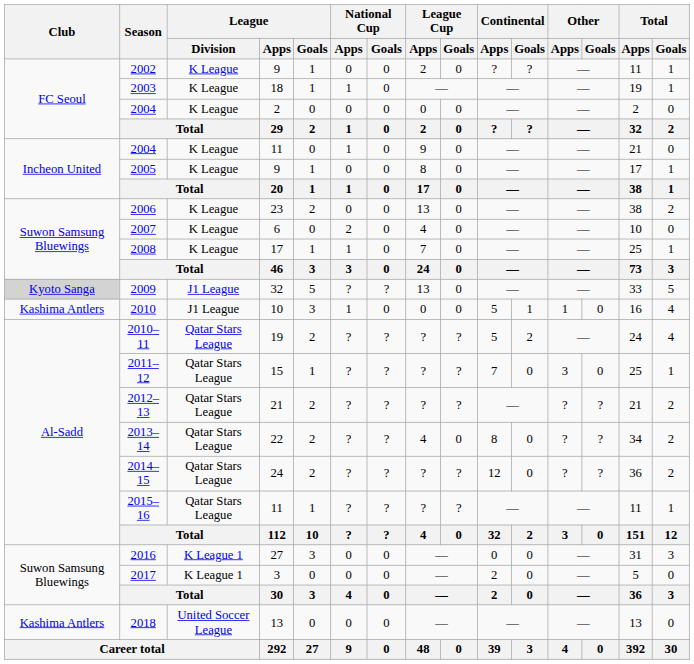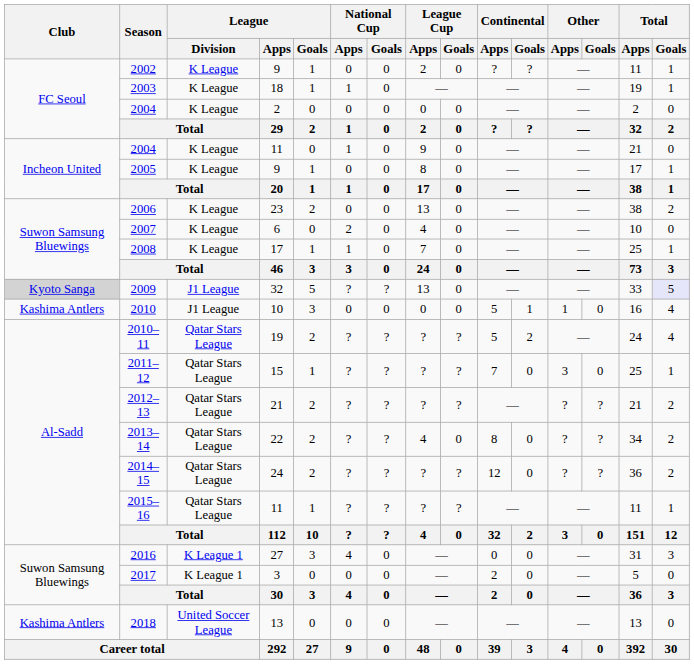(671, 289) no background -> (671, 289) lavender background
(349, 309) 1 -> (349, 309) 0
(349, 555) 0 -> (349, 555) 4
